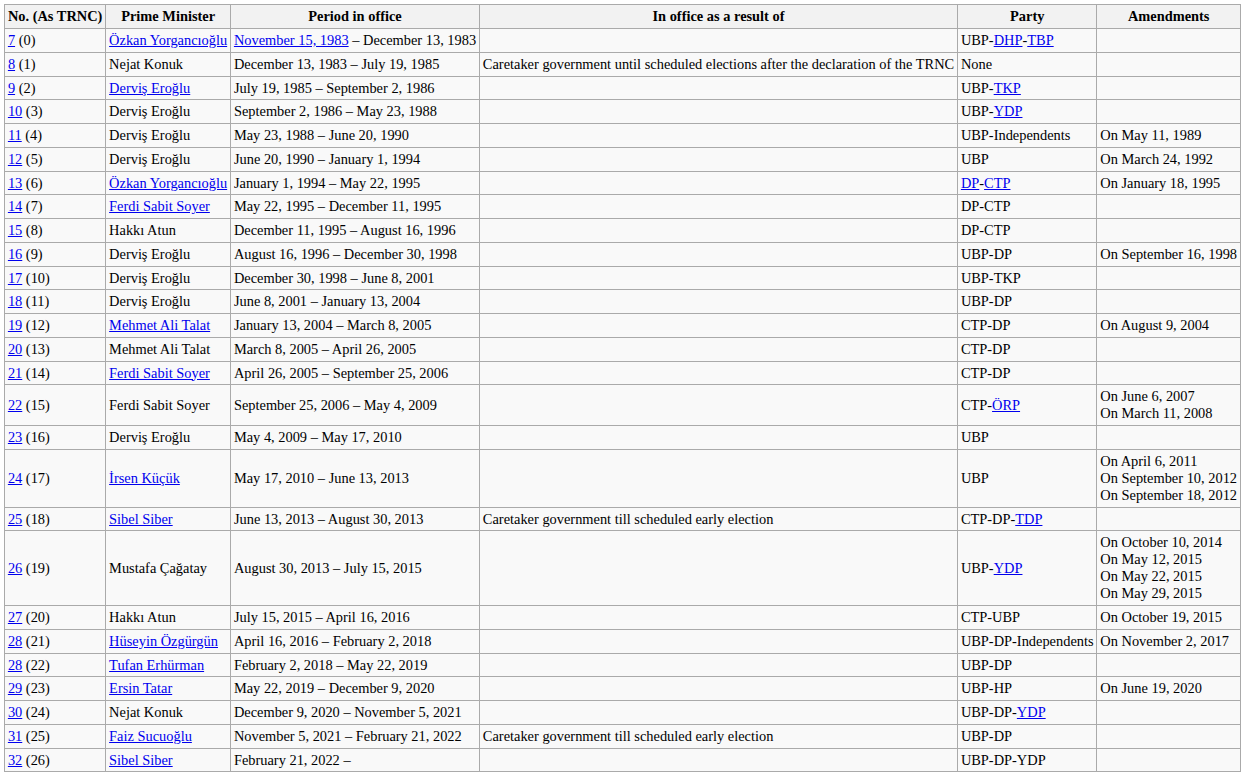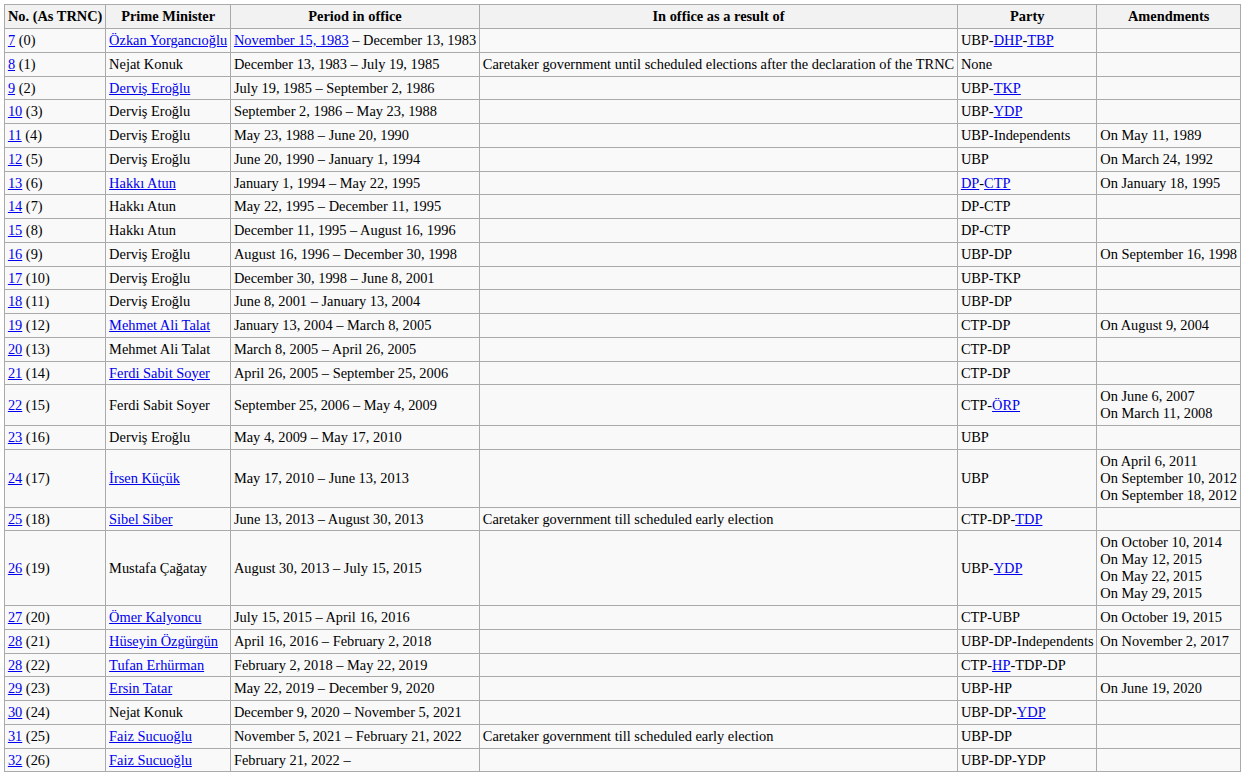(168, 183) Özkan Yorgancıoğlu -> (142, 183) Hakkı Atun
(159, 206) Ferdi Sabit Soyer -> (142, 206) Hakkı Atun
(142, 617) Hakkı Atun -> (155, 617) Ömer Kalyoncu
(986, 665) UBP-DP -> (1013, 665) CTP-HP-TDP-DP
(141, 760) Sibel Siber -> (150, 760) Faiz Sucuoğlu
